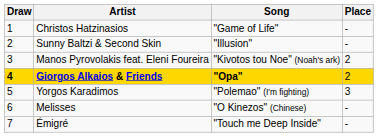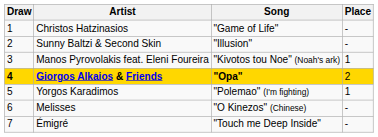(347, 60) 2 -> (347, 60) 1
(347, 92) 3 -> (347, 92) 1
